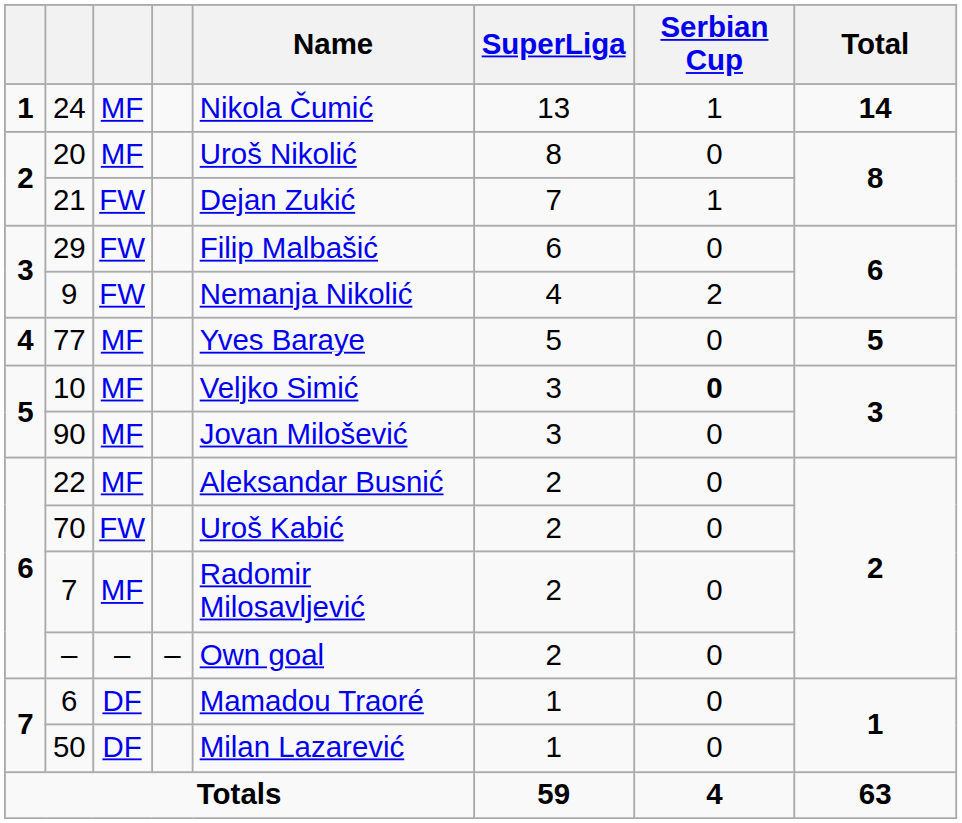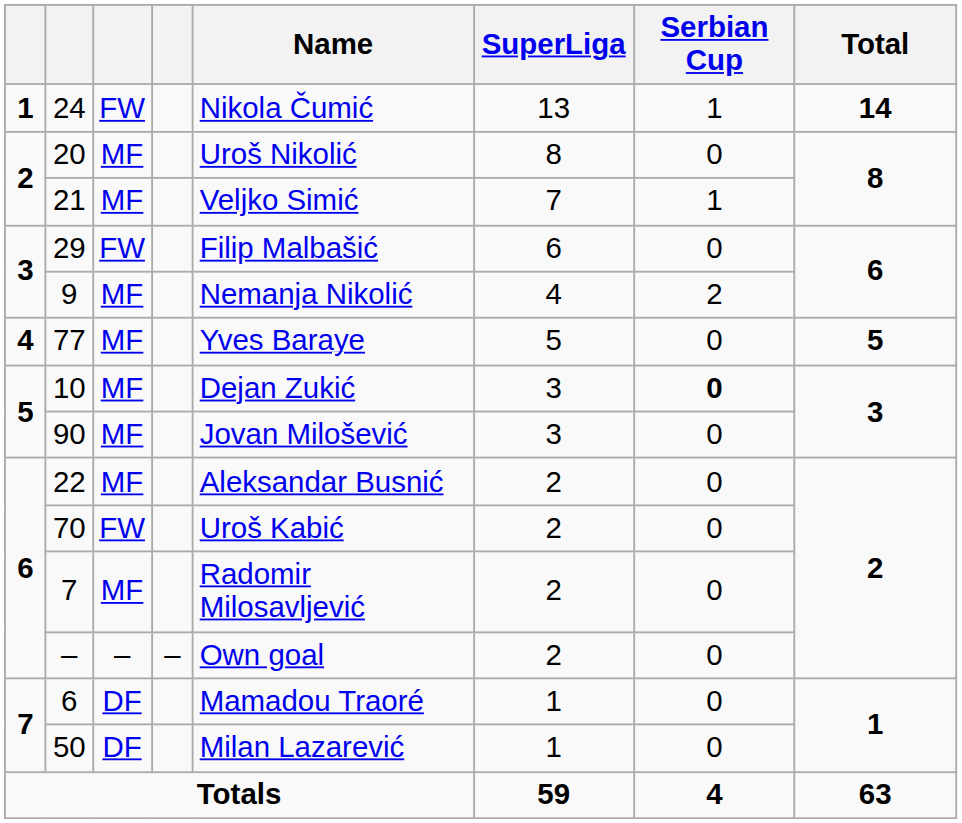(122, 107) MF -> (122, 107) FW
(122, 201) FW -> (122, 201) MF
(277, 201) Dejan Zukić -> (279, 201) Veljko Simić
(122, 294) FW -> (122, 294) MF
(279, 387) Veljko Simić -> (277, 387) Dejan Zukić
